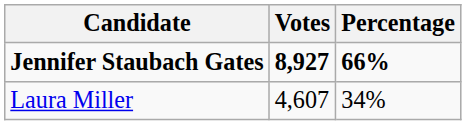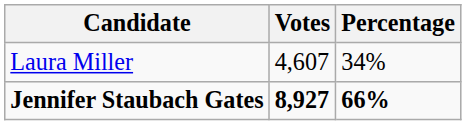rows swapped: (137, 61) <-> (72, 100)
